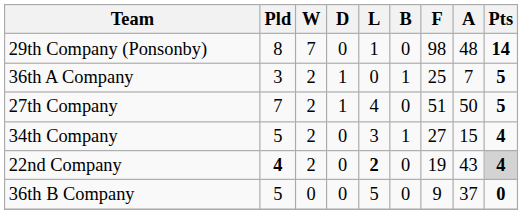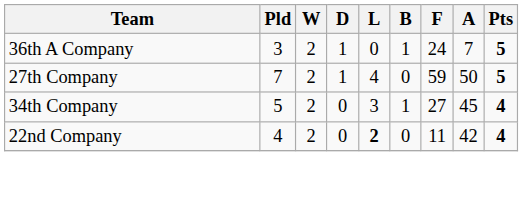- row: (108, 48)
(437, 77) 25 -> (437, 48) 24
(437, 106) 51 -> (437, 77) 59
(469, 135) 15 -> (469, 106) 45
(278, 164) bold -> (278, 135) normal
(437, 164) 19 -> (437, 135) 11
(469, 164) 43 -> (469, 135) 42
(501, 164) lightgrey background -> (501, 135) no background
- row: (72, 194)
